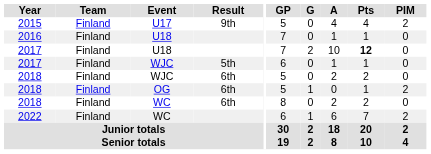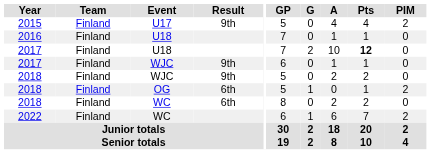(228, 63) 5th -> (228, 63) 9th
(228, 76) 6th -> (228, 76) 9th
